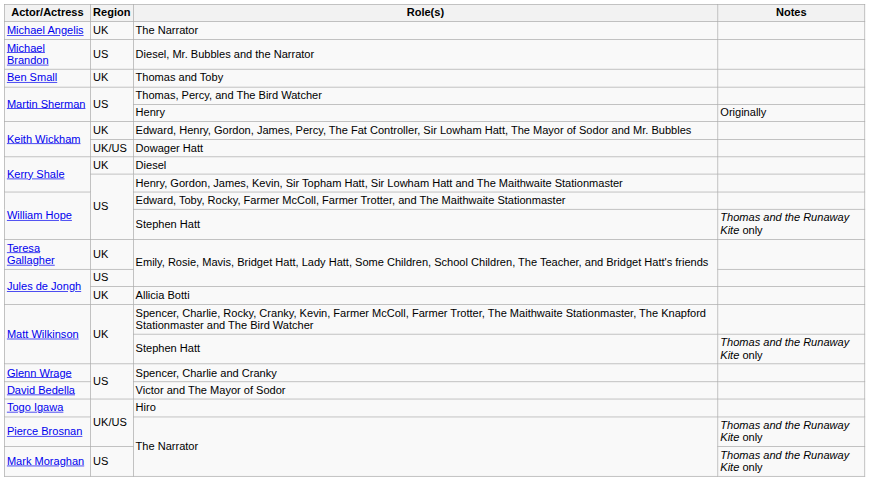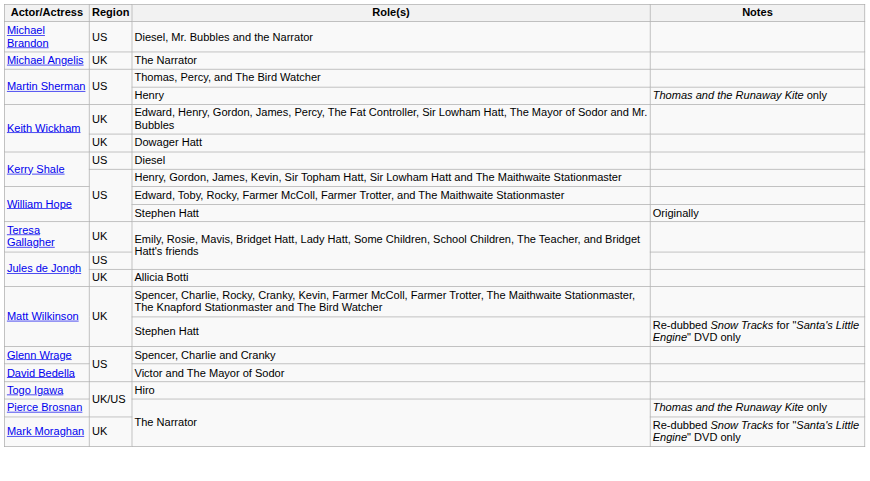rows swapped: (45, 30) <-> (28, 54)
- row: (32, 78)
(743, 113) Originally -> (740, 95) Thomas and the Runaway Kite only
(110, 148) UK/US -> (100, 143) UK
(101, 165) UK -> (100, 160) US
(785, 224) Thomas and the Runaway Kite only -> (676, 213) Originally
(785, 349) Thomas and the Runaway Kite only -> (756, 331) Re-dubbed Snow Tracks for "Santa's Little Engine" DVD only
(101, 461) US -> (100, 431) UK
(785, 461) Thomas and the Runaway Kite only -> (756, 431) Re-dubbed Snow Tracks for "Santa's Little Engine" DVD only
